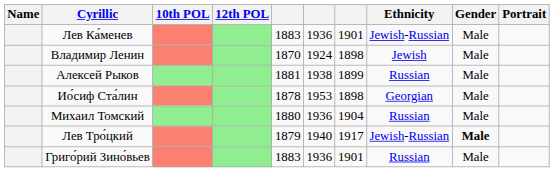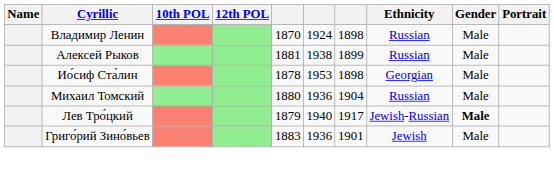- row: (98, 34)
(409, 55) Jewish -> (409, 34) Russian
(409, 156) Russian -> (409, 136) Jewish
